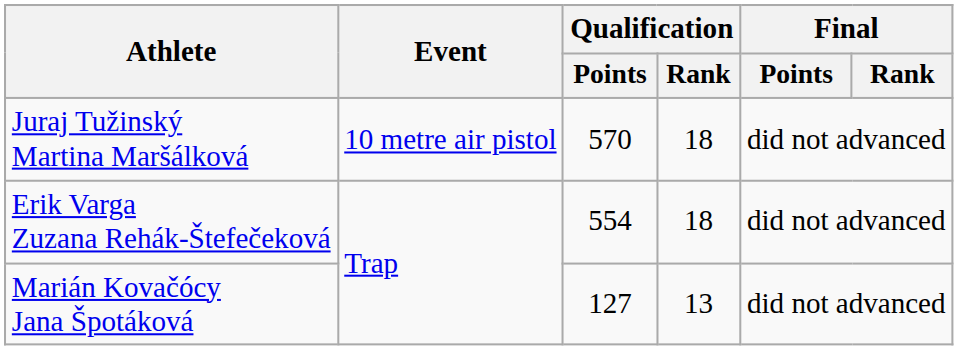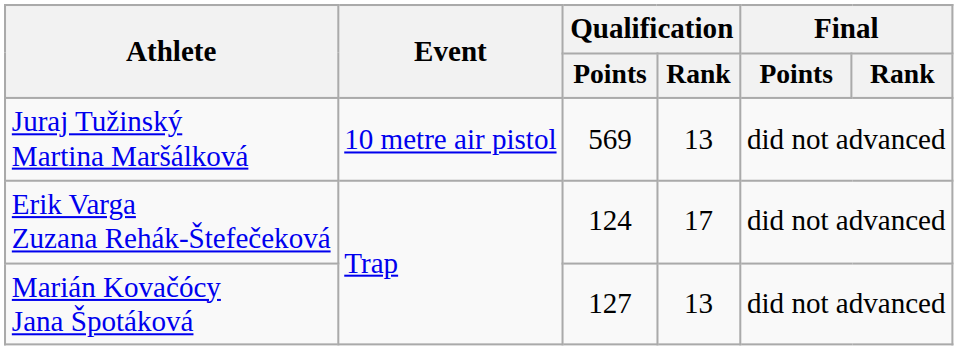(610, 139) 570 -> (610, 139) 569
(698, 139) 18 -> (698, 139) 13
(610, 221) 554 -> (610, 221) 124
(698, 221) 18 -> (698, 221) 17
